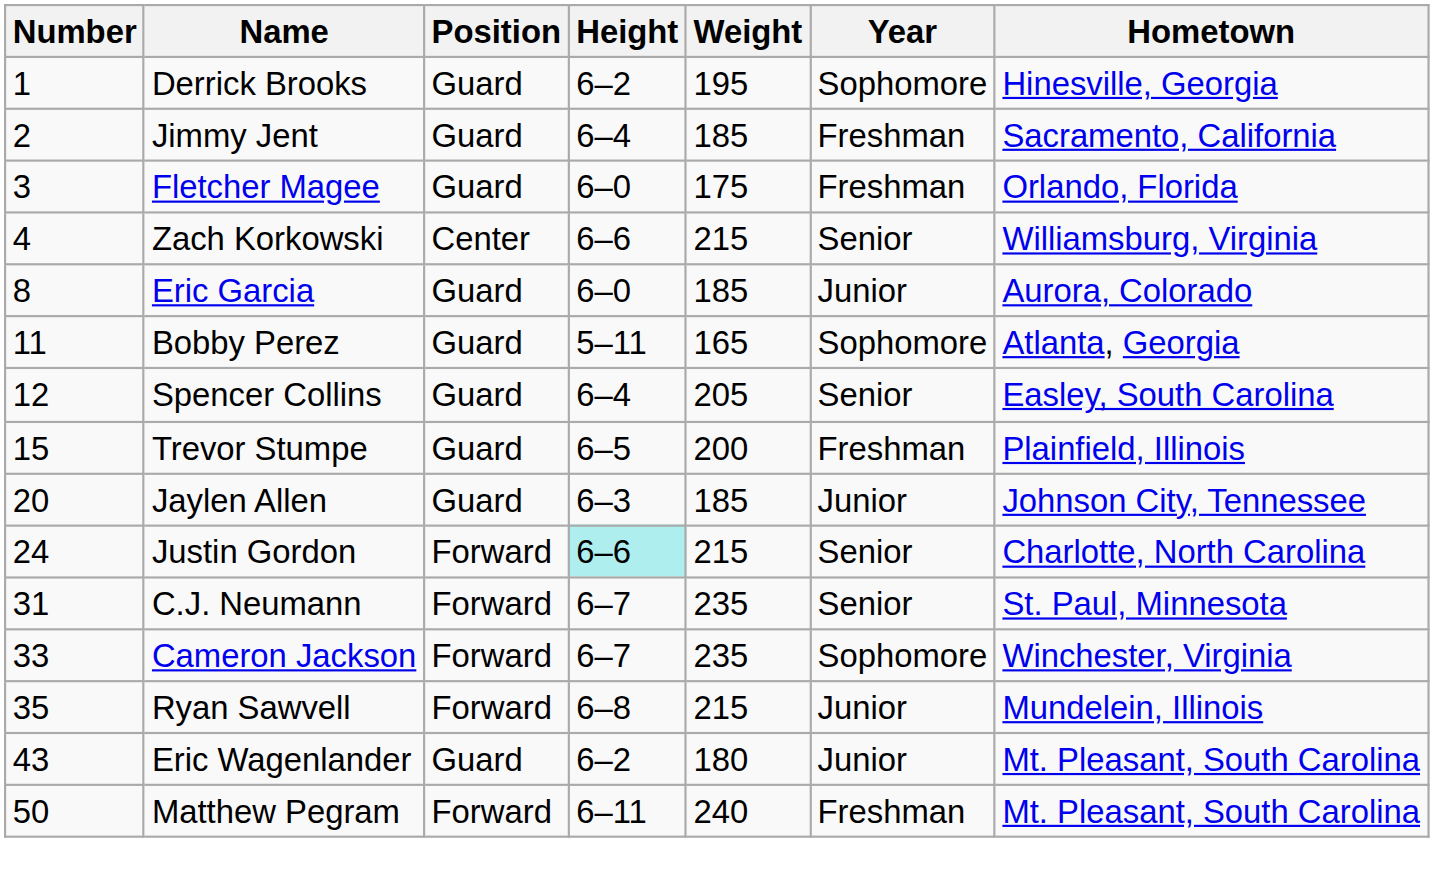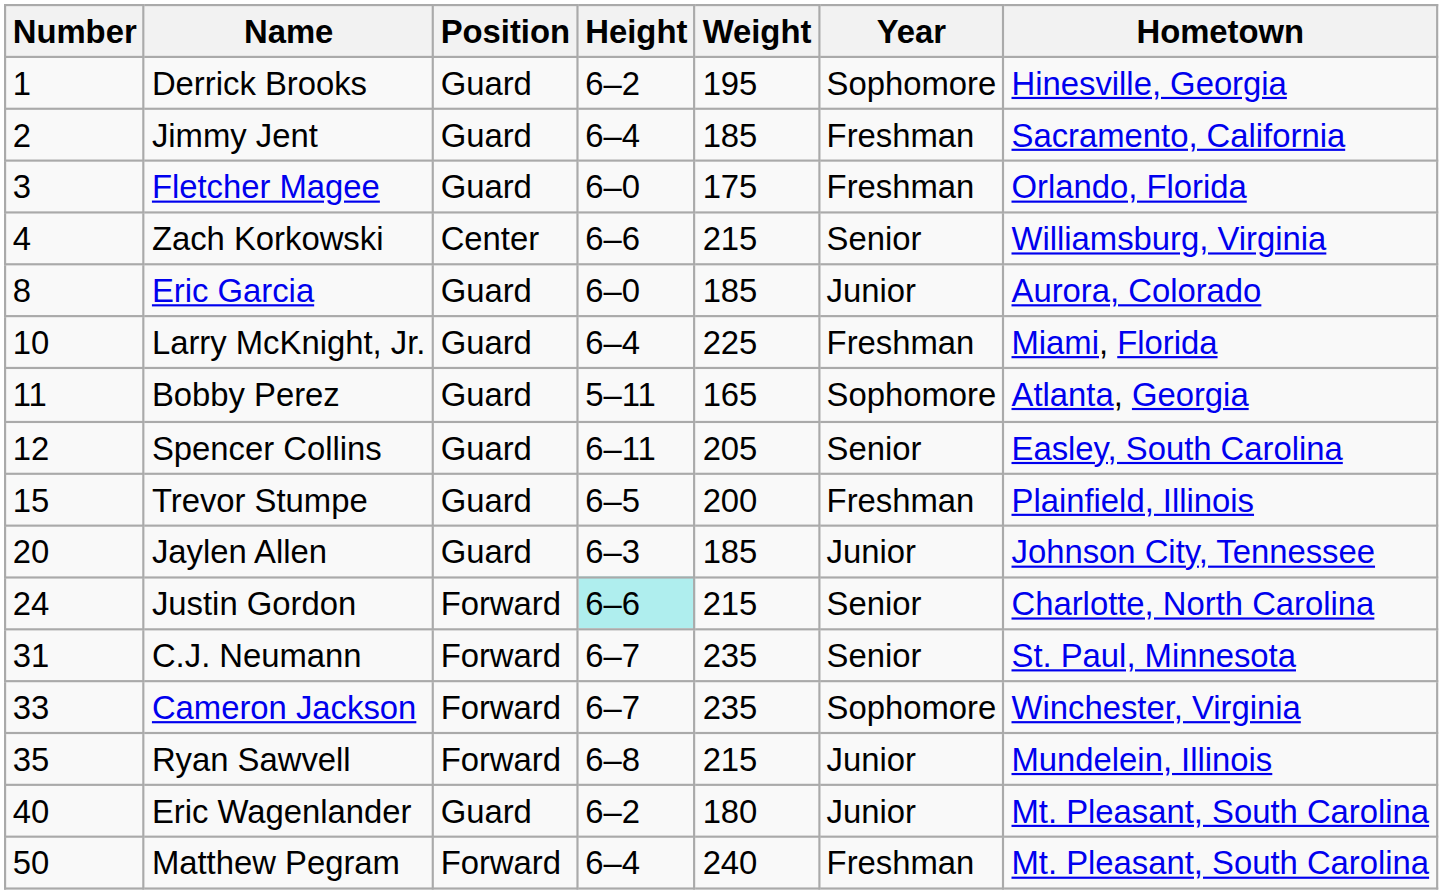+ row: (289, 343)
(604, 395) 6–4 -> (621, 447) 6–11
(31, 759) 43 -> (31, 811) 40
(612, 811) 6–11 -> (613, 863) 6–4
